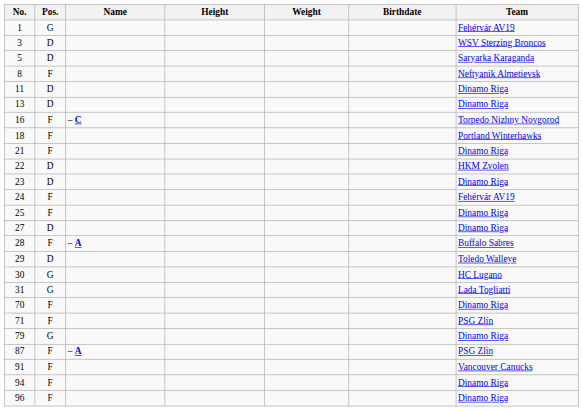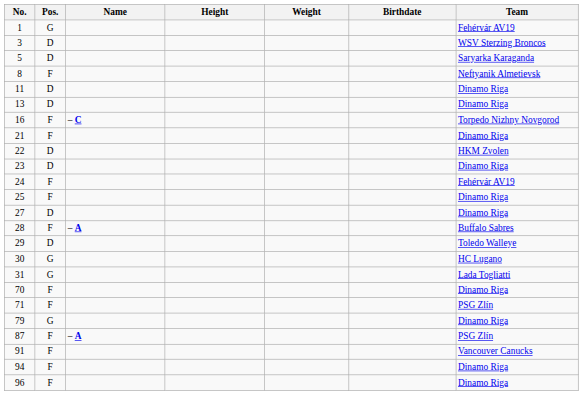- row: (20, 136)
